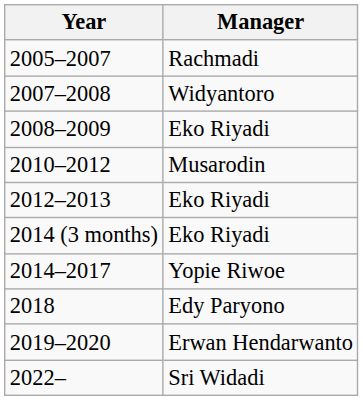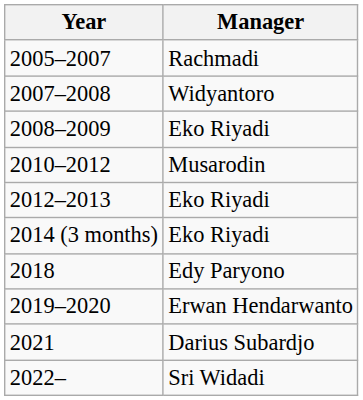- row: (60, 270)
+ row: (32, 341)
